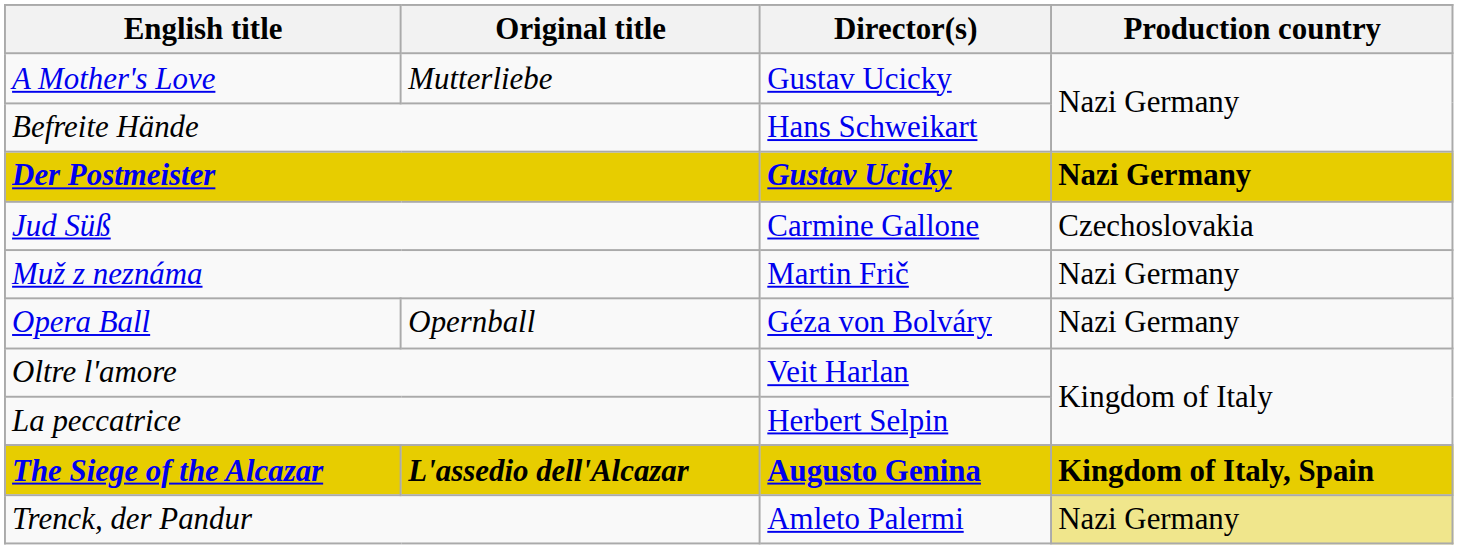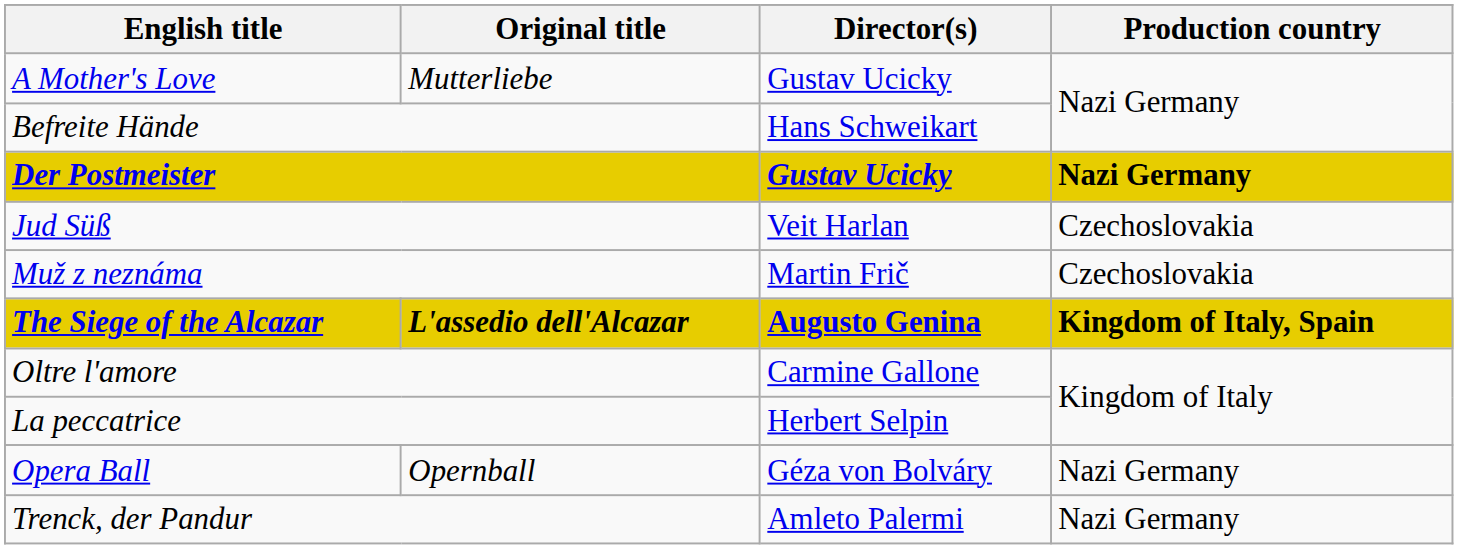(873, 224) Carmine Gallone -> (838, 224) Veit Harlan
(1149, 273) Nazi Germany -> (1156, 273) Czechoslovakia
rows swapped: (81, 322) <-> (168, 469)
(838, 371) Veit Harlan -> (873, 371) Carmine Gallone
(1149, 518) khaki background -> (1149, 518) no background
